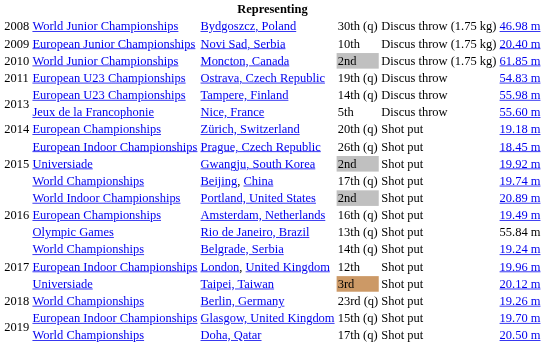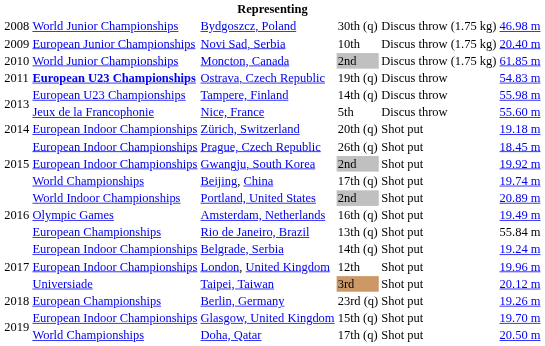(109, 78) normal -> (114, 78) bold
(97, 129) European Championships -> (115, 129) European Indoor Championships
(63, 163) Universiade -> (115, 163) European Indoor Championships
(97, 215) European Championships -> (73, 215) Olympic Games
(73, 232) Olympic Games -> (97, 232) European Championships
(88, 249) World Championships -> (115, 249) European Indoor Championships
(88, 301) World Championships -> (97, 301) European Championships
